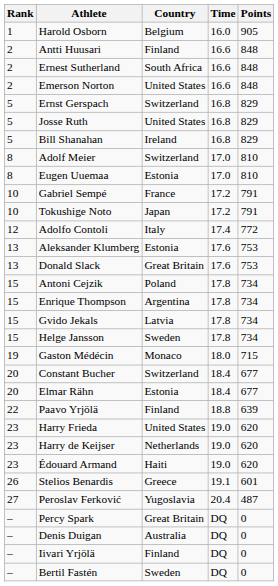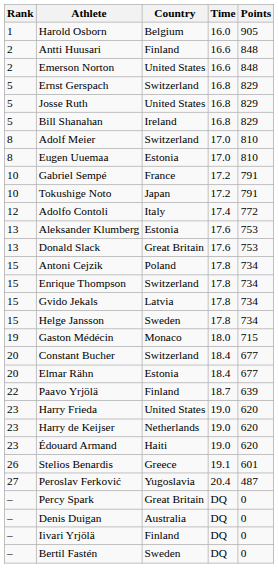- row: (79, 67)
(167, 301) Argentina -> (172, 283) Switzerland
(220, 409) 18.8 -> (220, 391) 18.7
